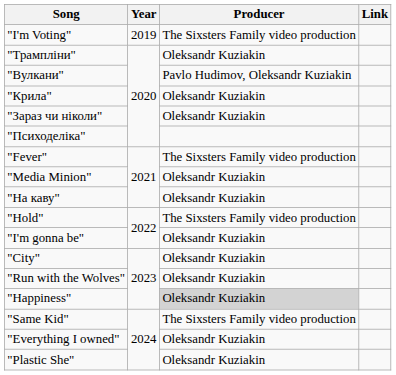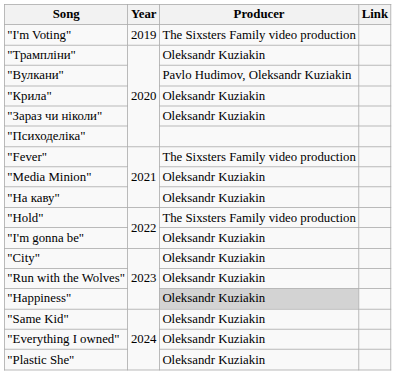(259, 319) The Sixsters Family video production -> (214, 319) Oleksandr Kuziakin
